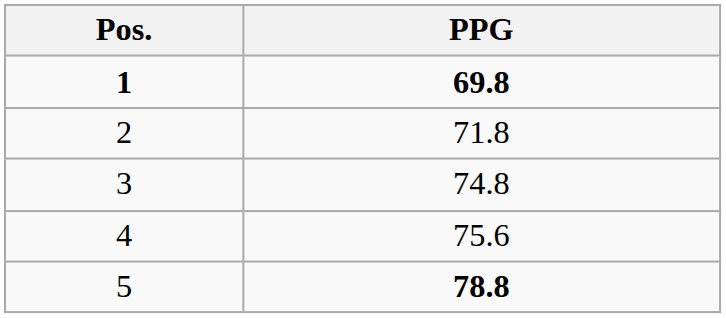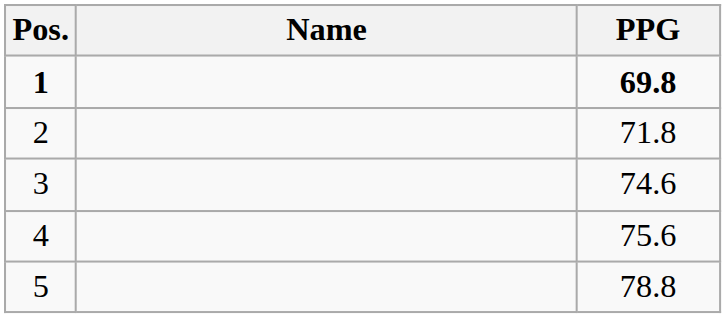+ column: (327, 30)
(481, 183) 74.8 -> (648, 183) 74.6
(481, 286) bold -> (648, 286) normal
